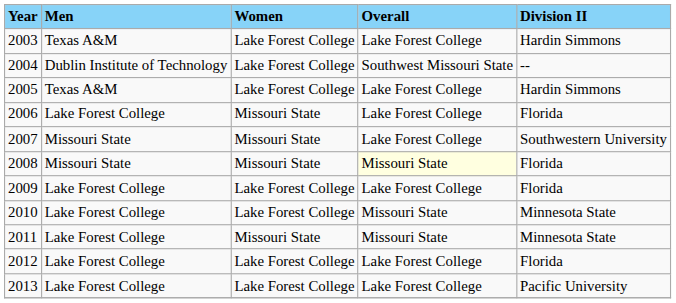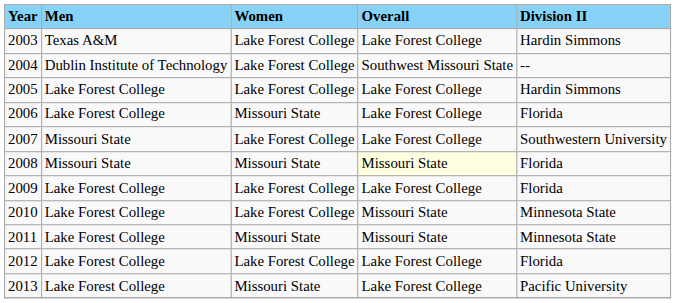(81, 89) Texas A&M -> (105, 89) Lake Forest College
(277, 138) Missouri State -> (294, 138) Lake Forest College
(294, 285) Lake Forest College -> (277, 285) Missouri State
